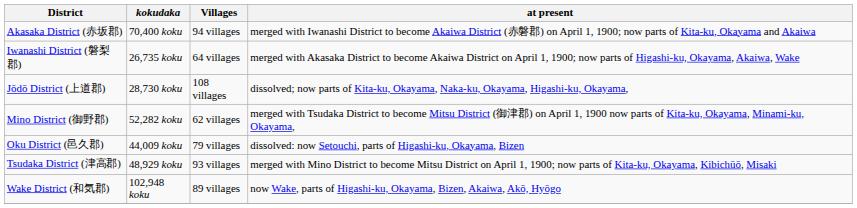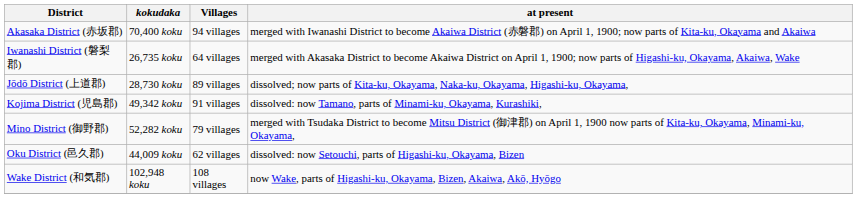(209, 89) 108 villages -> (216, 84) 89 villages
+ row: (62, 103)
(216, 119) 62 villages -> (216, 128) 79 villages
(216, 145) 79 villages -> (216, 154) 62 villages
- row: (64, 164)
(216, 188) 89 villages -> (209, 178) 108 villages
